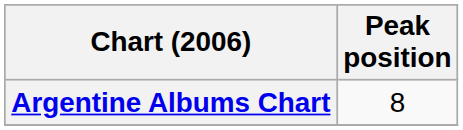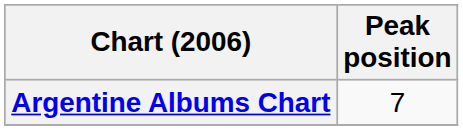(397, 102) 8 -> (397, 102) 7
